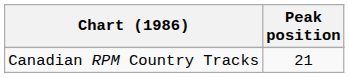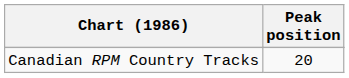(303, 60) 21 -> (303, 60) 20
